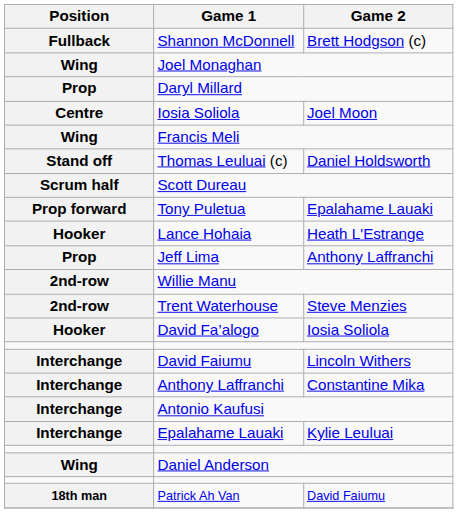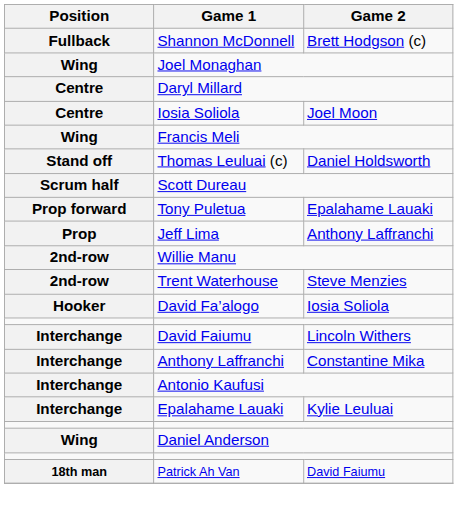(79, 88) Prop -> (79, 88) Centre
- row: (204, 233)
